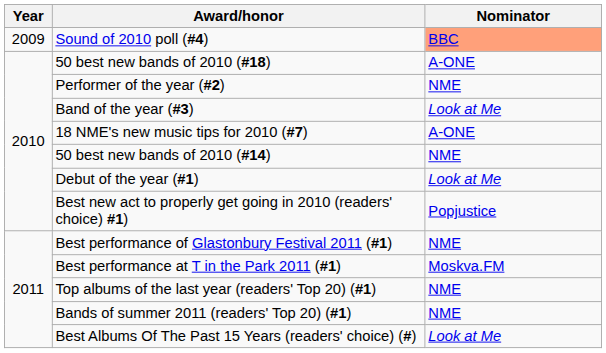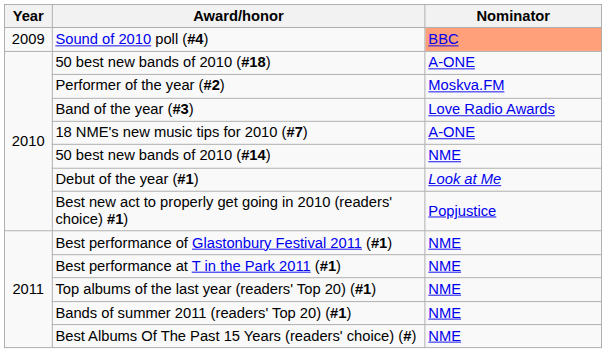(445, 86) NME -> (466, 86) Moskva.FM
(465, 109) Look at Me -> (492, 109) Love Radio Awards
(466, 266) Moskva.FM -> (445, 266) NME
(465, 336) Look at Me -> (445, 336) NME
